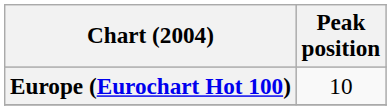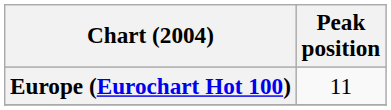(341, 85) 10 -> (341, 85) 11
